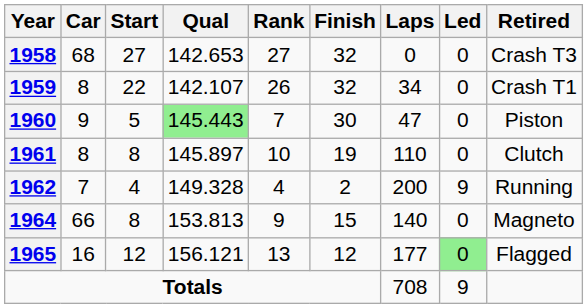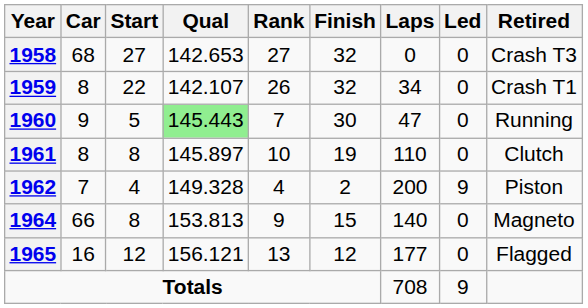(534, 120) Piston -> (534, 120) Running
(534, 187) Running -> (534, 187) Piston
(463, 253) lightgreen background -> (463, 253) no background
